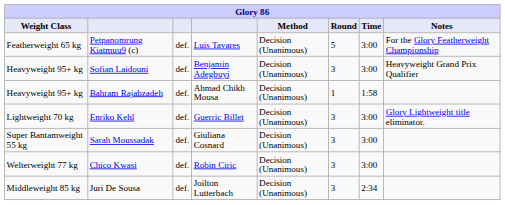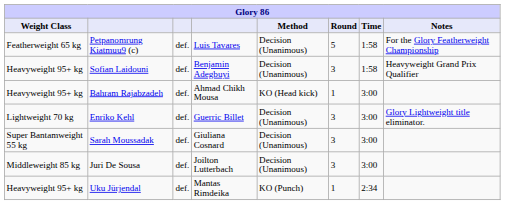(369, 45) 3:00 -> (369, 45) 1:58
(369, 69) 3:00 -> (369, 69) 1:58
(283, 93) Decision (Unanimous) -> (288, 93) KO (Head kick)
(369, 93) 1:58 -> (369, 93) 3:00
- row: (113, 164)
(369, 188) 2:34 -> (369, 164) 3:00
+ row: (115, 188)
